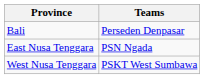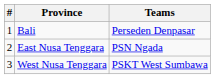+ column: (10, 13)
